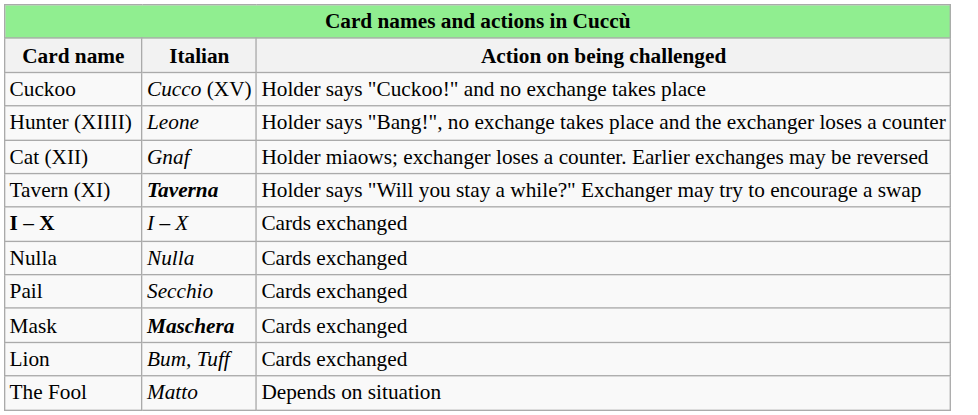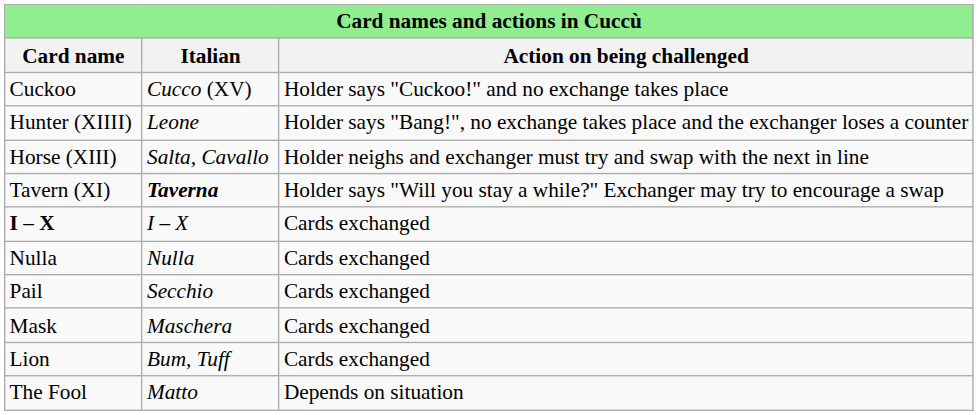+ row: (63, 156)
- row: (49, 156)
(191, 325) bold -> (190, 325) normal
